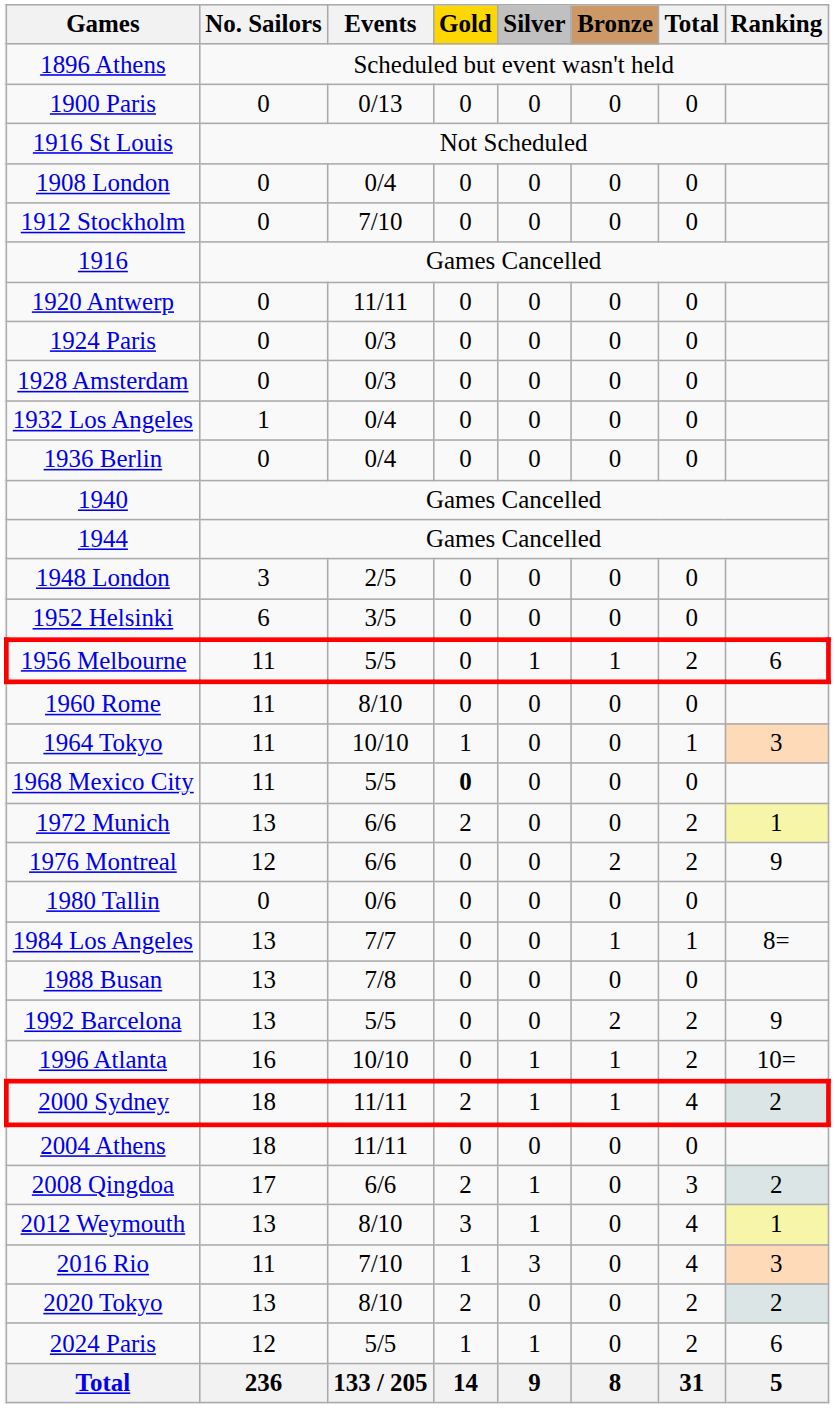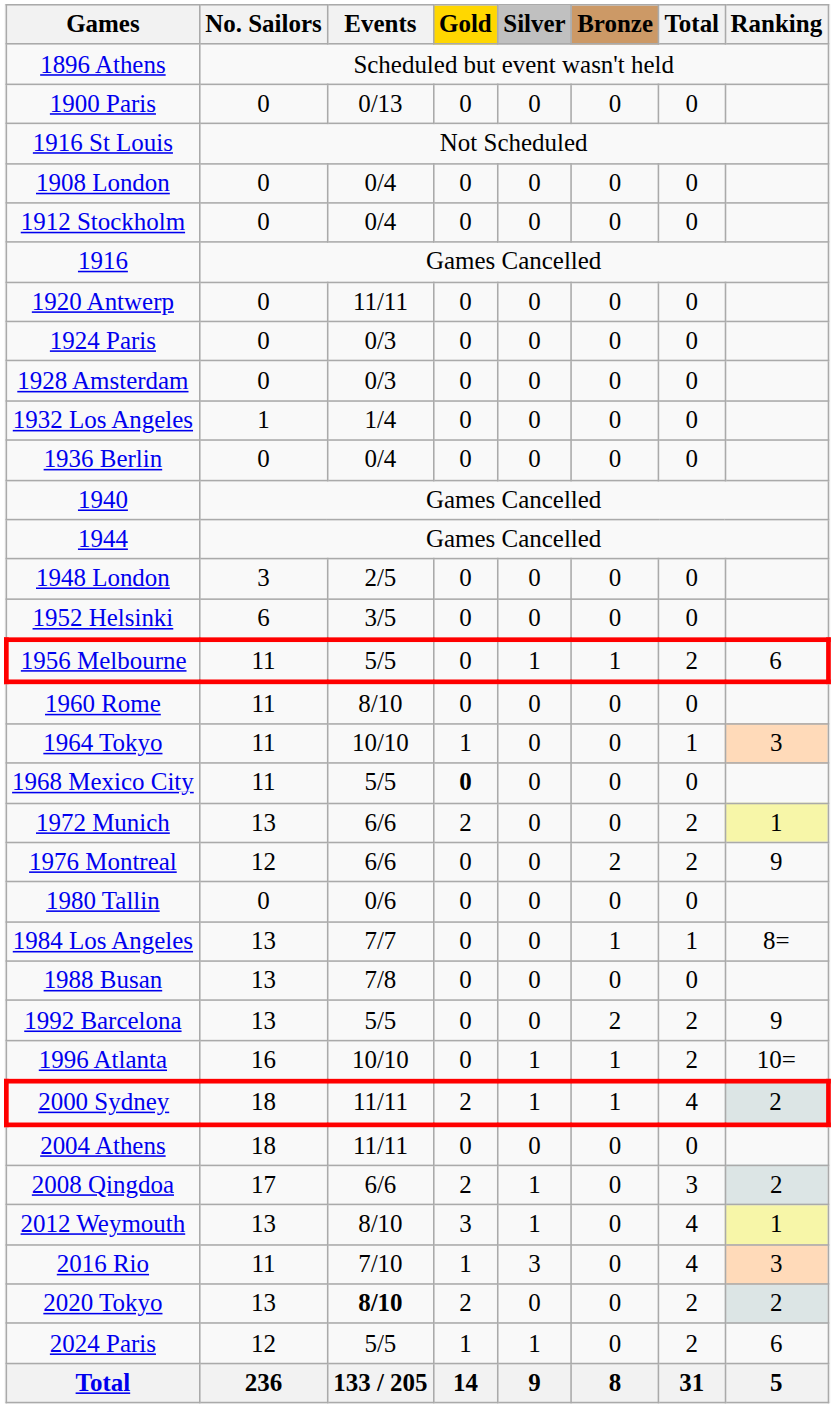(380, 222) 7/10 -> (380, 222) 0/4
(380, 420) 0/4 -> (380, 420) 1/4
(380, 1303) normal -> (380, 1303) bold
